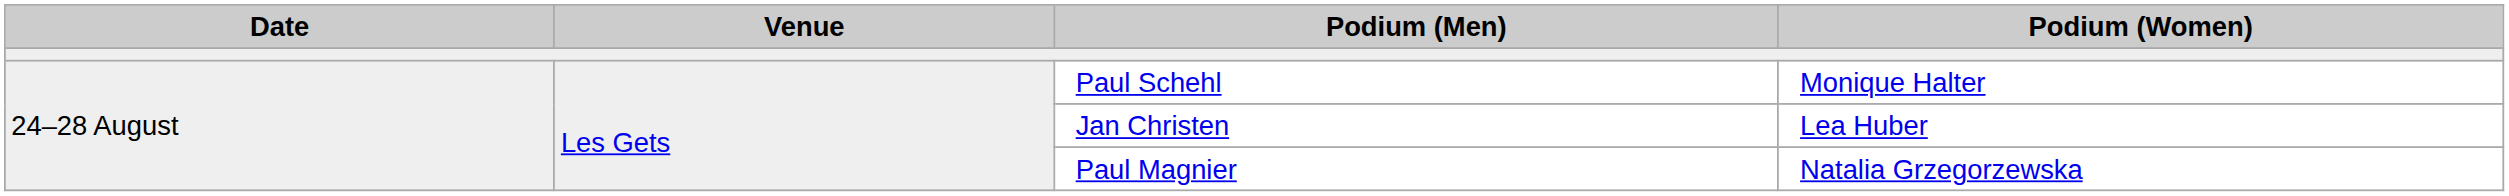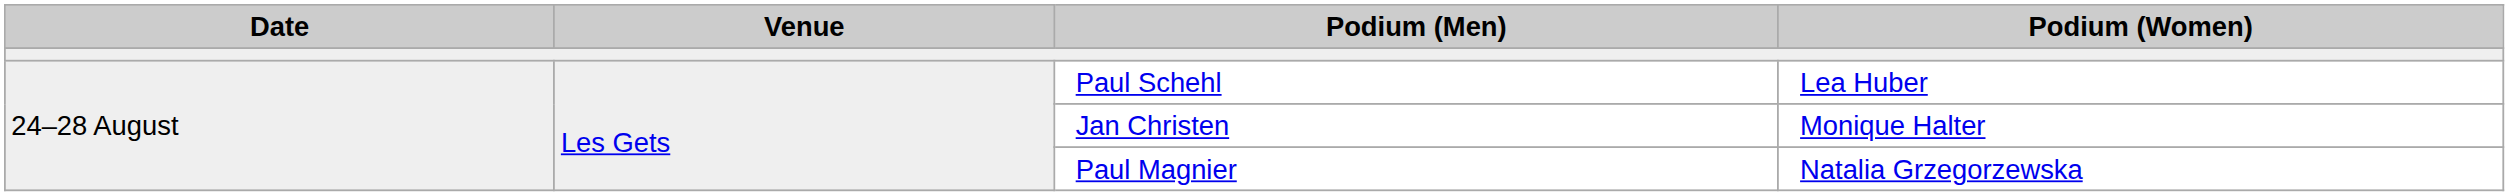(1885, 83) Monique Halter -> (1856, 83) Lea Huber
(1856, 126) Lea Huber -> (1885, 126) Monique Halter
